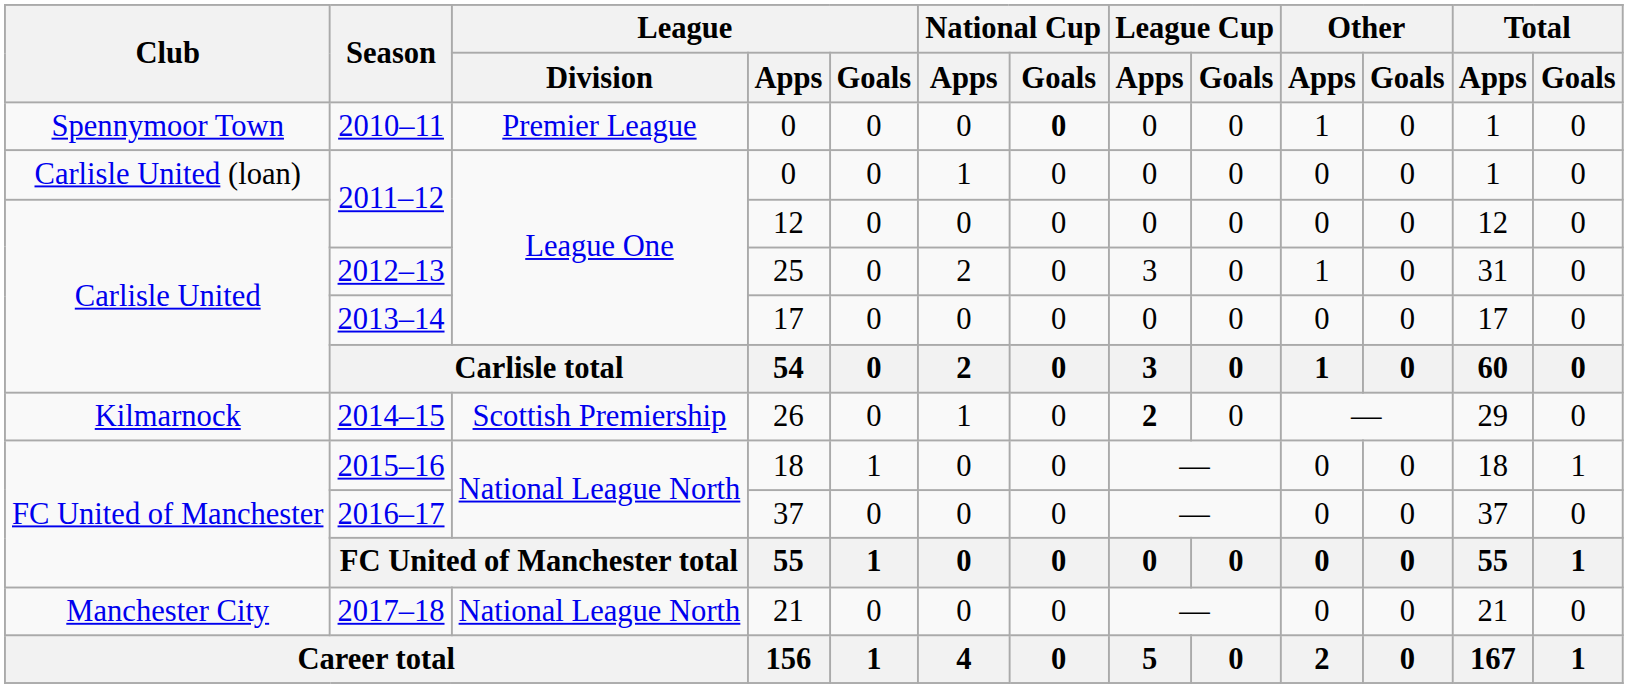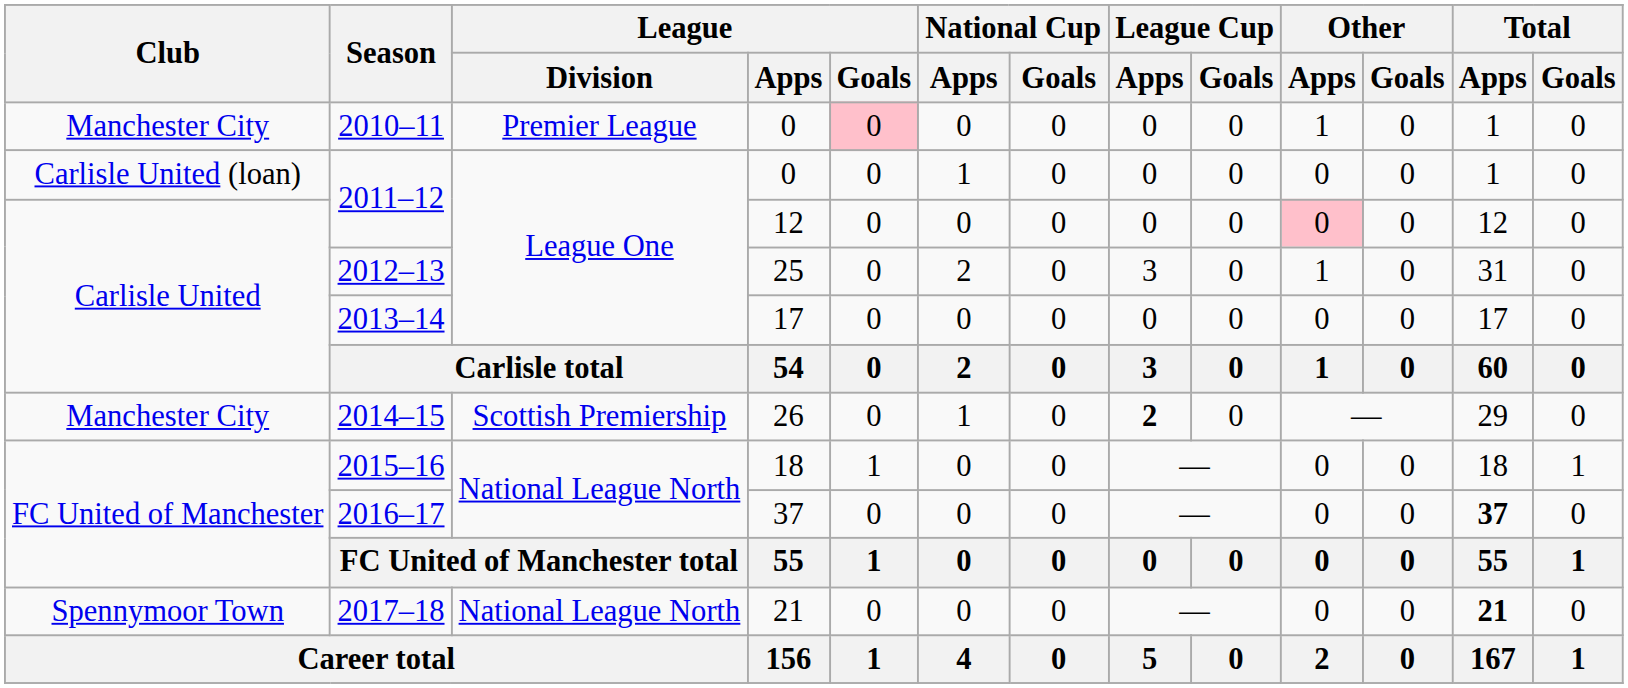(168, 125) Spennymoor Town -> (168, 125) Manchester City
(874, 125) no background -> (874, 125) pink background
(1059, 125) bold -> (1059, 125) normal
(1322, 222) no background -> (1322, 222) pink background
(168, 416) Kilmarnock -> (168, 416) Manchester City
(1493, 513) normal -> (1493, 513) bold
(168, 610) Manchester City -> (168, 610) Spennymoor Town
(1493, 610) normal -> (1493, 610) bold
